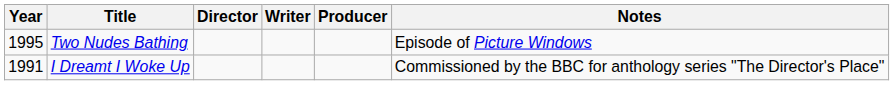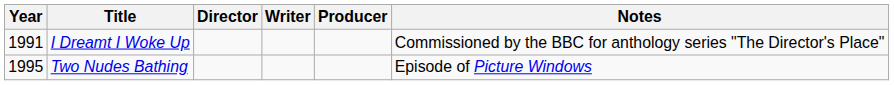rows swapped: (120, 67) <-> (119, 42)
